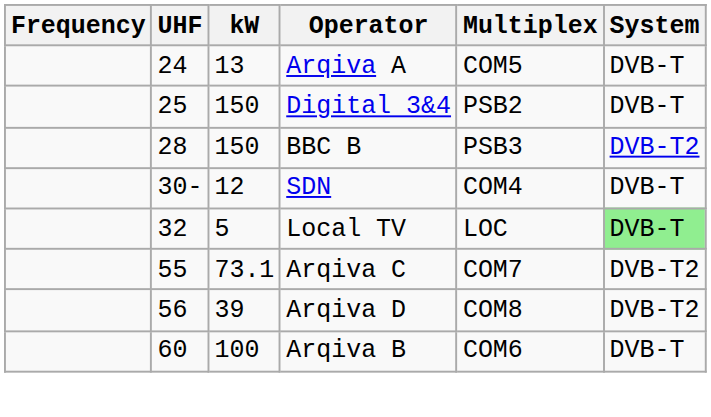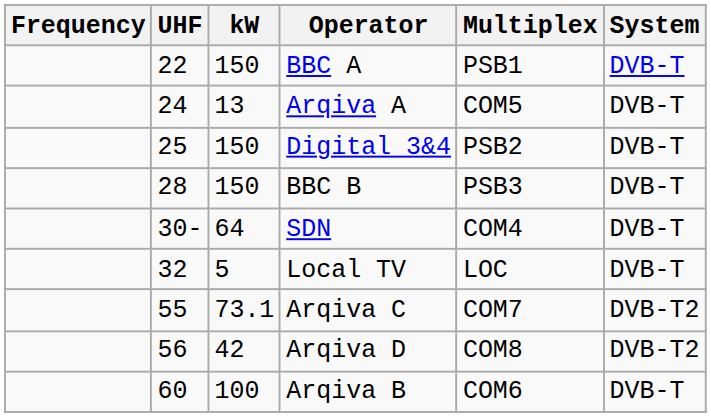+ row: (324, 66)
(655, 147) DVB-T2 -> (647, 188) DVB-T
(229, 188) 12 -> (229, 229) 64
(647, 229) lightgreen background -> (647, 269) no background
(229, 310) 39 -> (229, 351) 42
